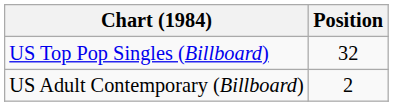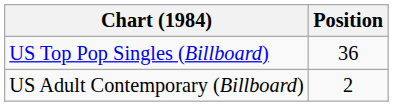(348, 52) 32 -> (348, 52) 36
